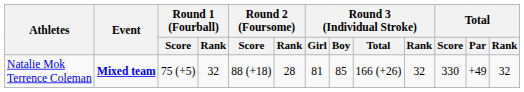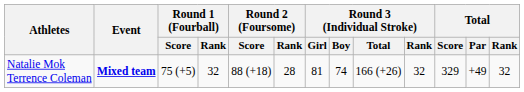(341, 71) 85 -> (341, 71) 74
(450, 71) 330 -> (450, 71) 329
